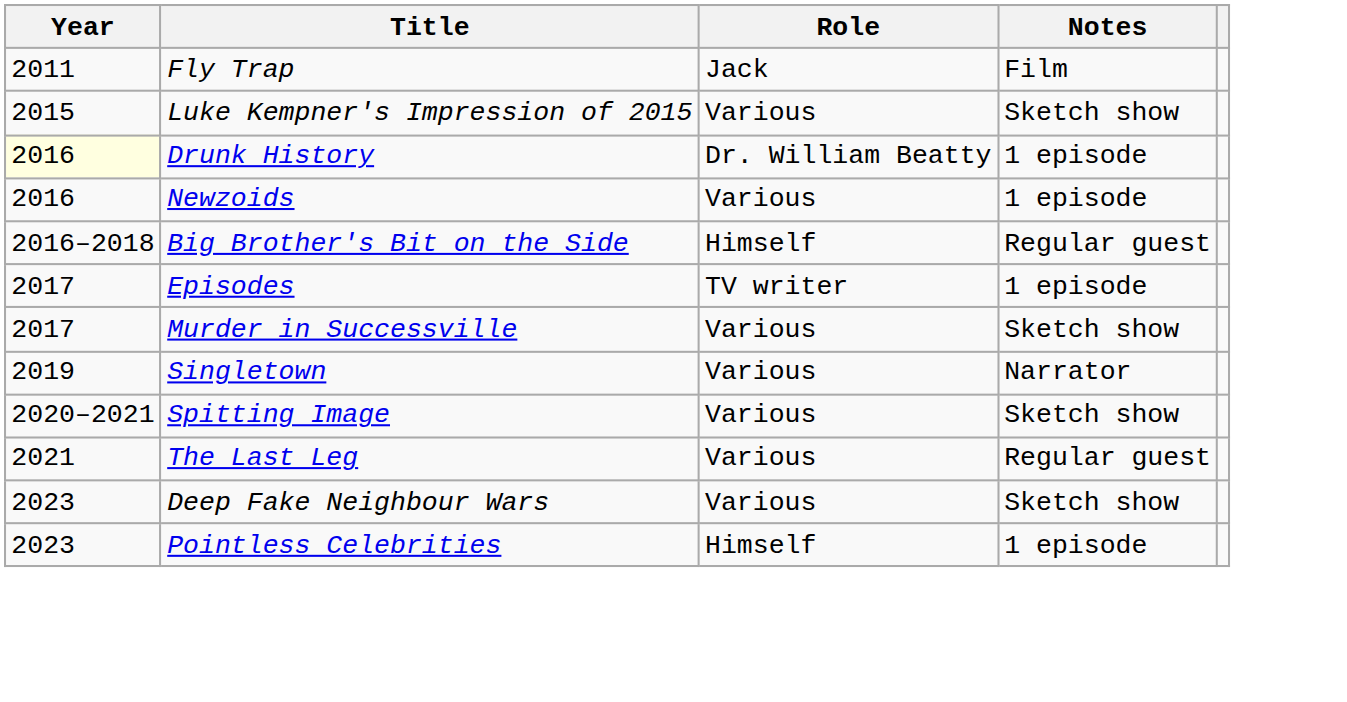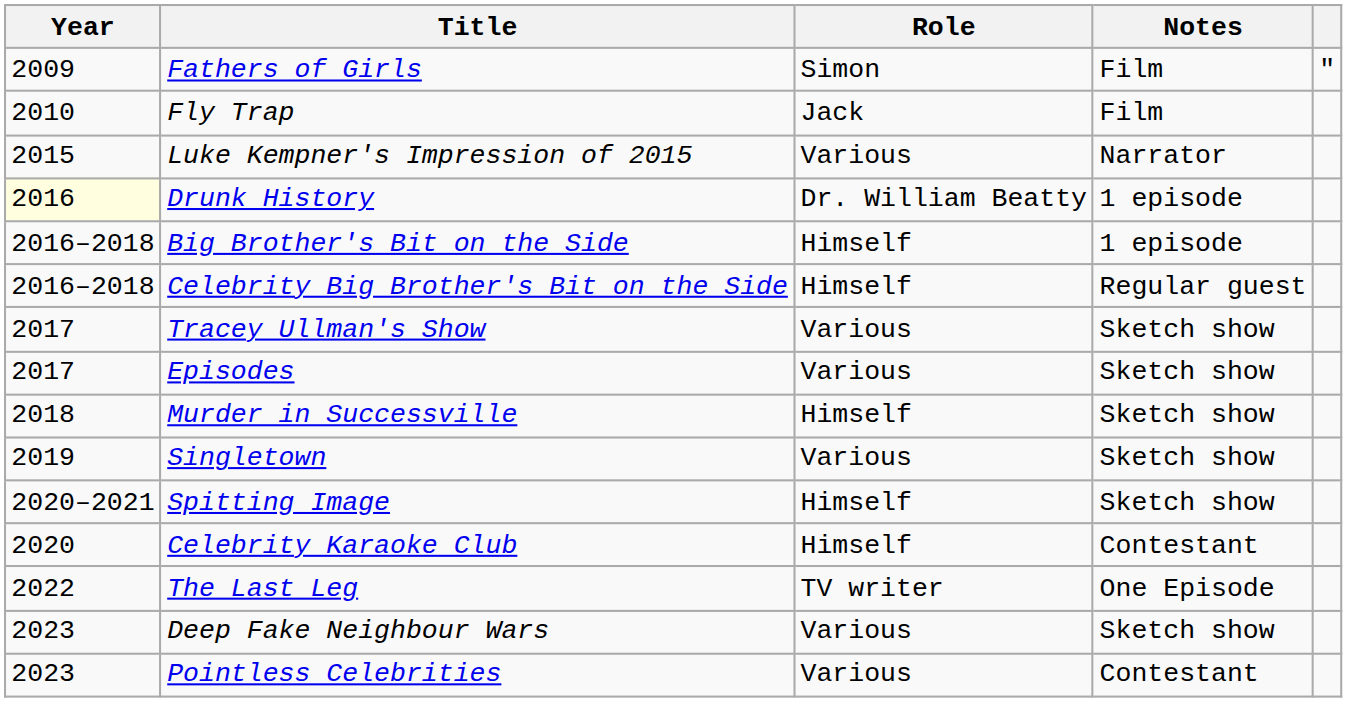+ row: (295, 70)
(43, 70) 2011 -> (43, 113) 2010
(1092, 113) Sketch show -> (1163, 156) Narrator
- row: (231, 200)
(1108, 243) Regular guest -> (1171, 243) 1 episode
+ row: (478, 286)
+ row: (326, 329)
(777, 286) TV writer -> (856, 372) Various
(1076, 286) 1 episode -> (1187, 372) Sketch show
(43, 329) 2017 -> (43, 416) 2018
(761, 329) Various -> (856, 416) Himself
(1068, 372) Narrator -> (1187, 459) Sketch show
(761, 416) Various -> (856, 502) Himself
+ row: (342, 545)
(43, 459) 2021 -> (43, 589) 2022
(761, 459) Various -> (872, 589) TV writer
(1108, 459) Regular guest -> (1187, 589) One Episode
(761, 545) Himself -> (856, 675) Various
(1076, 545) 1 episode -> (1179, 675) Contestant
